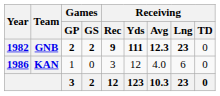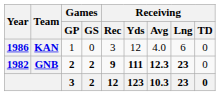rows swapped: (46, 47) <-> (46, 64)
